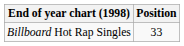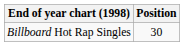(156, 32) 33 -> (156, 32) 30
